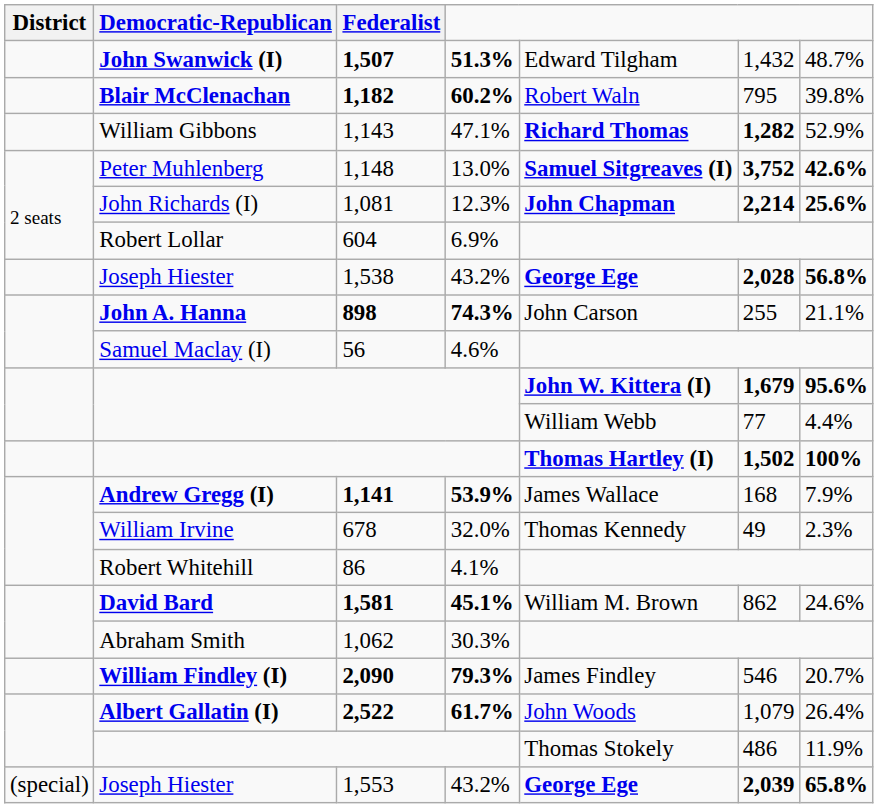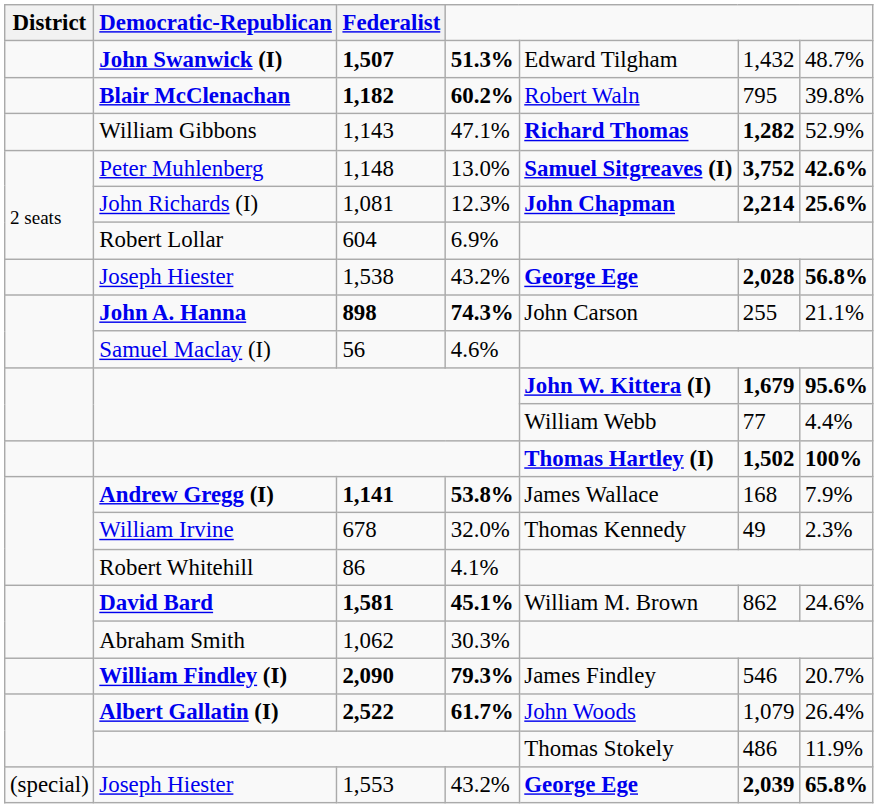(482, 494) 53.9% -> (482, 494) 53.8%
